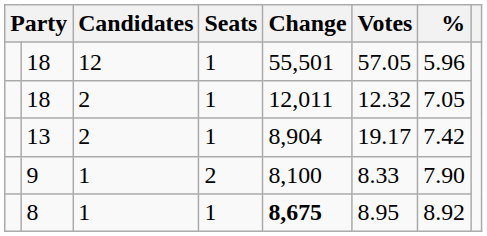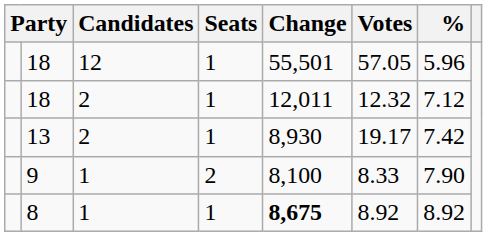(444, 99) 7.05 -> (444, 99) 7.12
(295, 136) 8,904 -> (295, 136) 8,930
(378, 212) 8.95 -> (378, 212) 8.92
